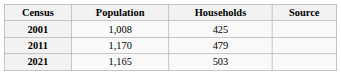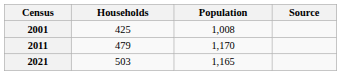columns swapped: (120, 12) <-> (220, 12)
